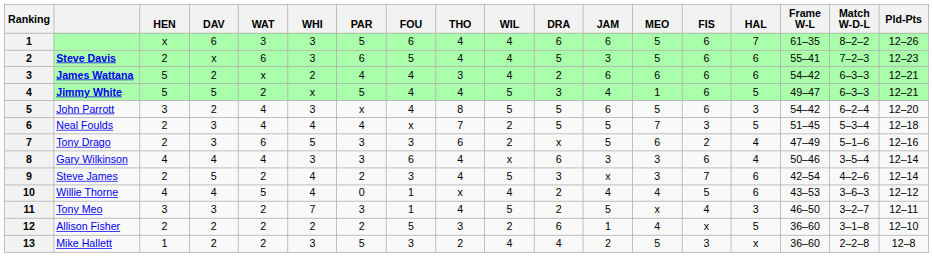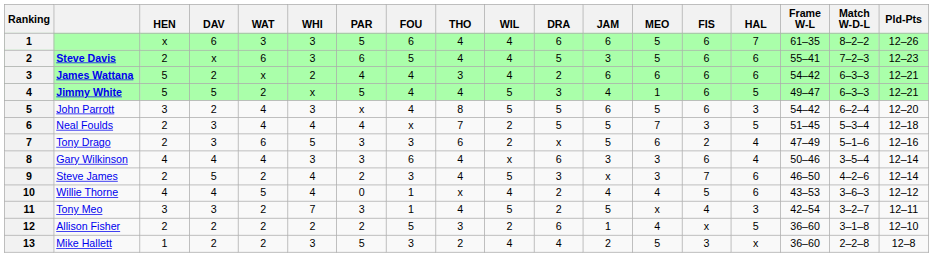(805, 177) 42–54 -> (805, 177) 46–50
(805, 210) 46–50 -> (805, 210) 42–54
